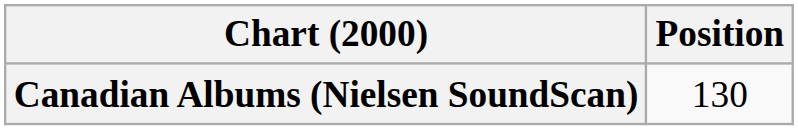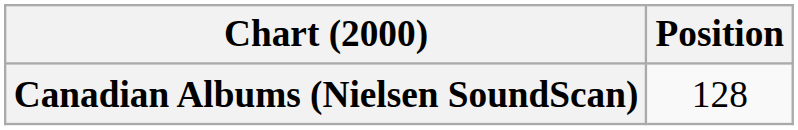(720, 93) 130 -> (720, 93) 128
